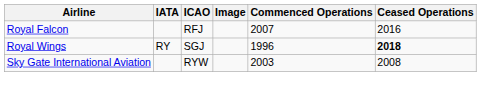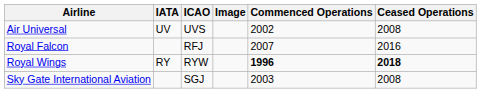+ row: (37, 29)
(194, 46) SGJ -> (196, 63) RYW
(262, 46) normal -> (262, 63) bold
(196, 63) RYW -> (194, 79) SGJ
